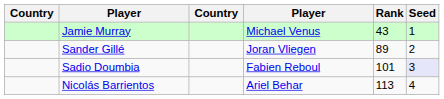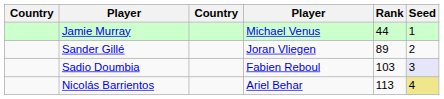(382, 31) 43 -> (382, 31) 44
(385, 67) 101 -> (385, 67) 103
(412, 85) no background -> (412, 85) khaki background
